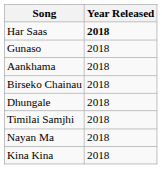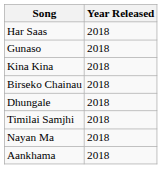(98, 31) bold -> (98, 31) normal
rows swapped: (30, 155) <-> (31, 66)
